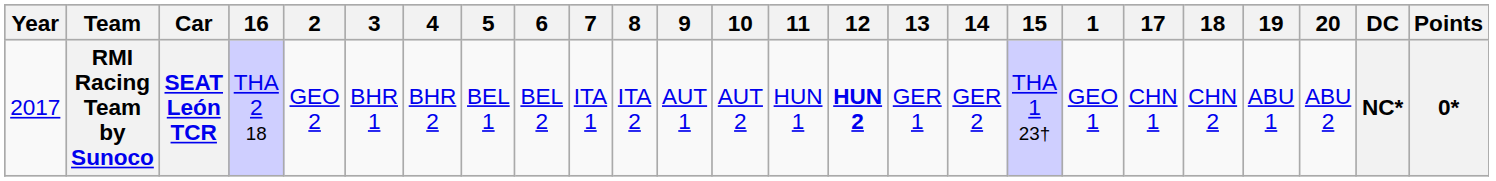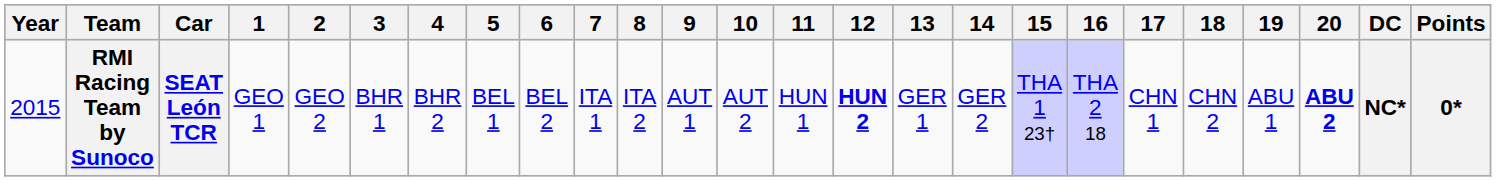columns swapped: (1093, 22) <-> (256, 22)
(35, 108) 2017 -> (35, 108) 2015
(1328, 108) normal -> (1329, 108) bold
